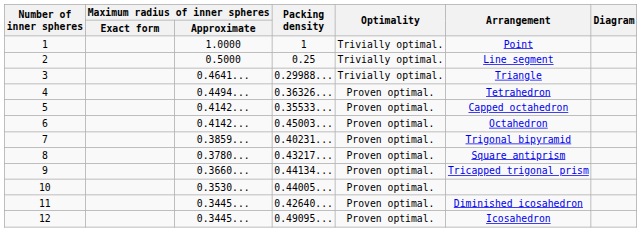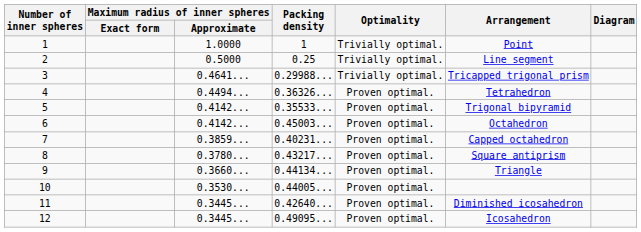(518, 76) Triangle -> (518, 76) Tricapped trigonal prism
(518, 108) Capped octahedron -> (518, 108) Trigonal bipyramid
(518, 139) Trigonal bipyramid -> (518, 139) Capped octahedron
(518, 171) Tricapped trigonal prism -> (518, 171) Triangle
